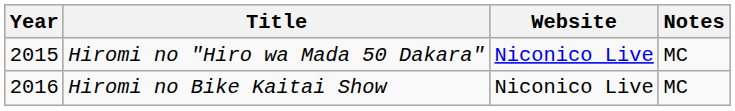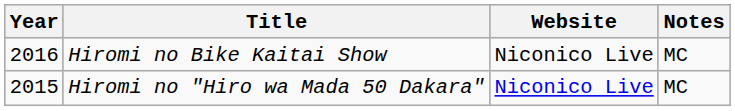rows swapped: (277, 55) <-> (228, 88)
